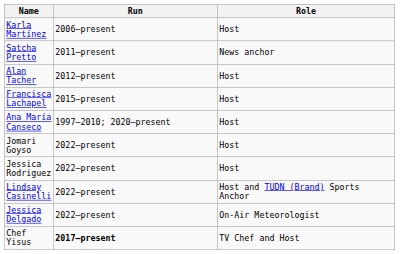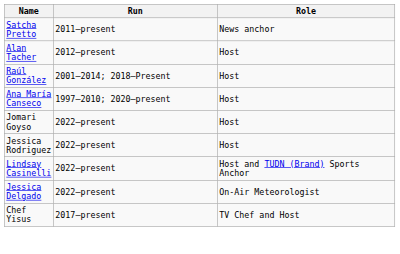- row: (26, 29)
- row: (29, 99)
+ row: (26, 76)
(85, 238) bold -> (85, 215) normal
